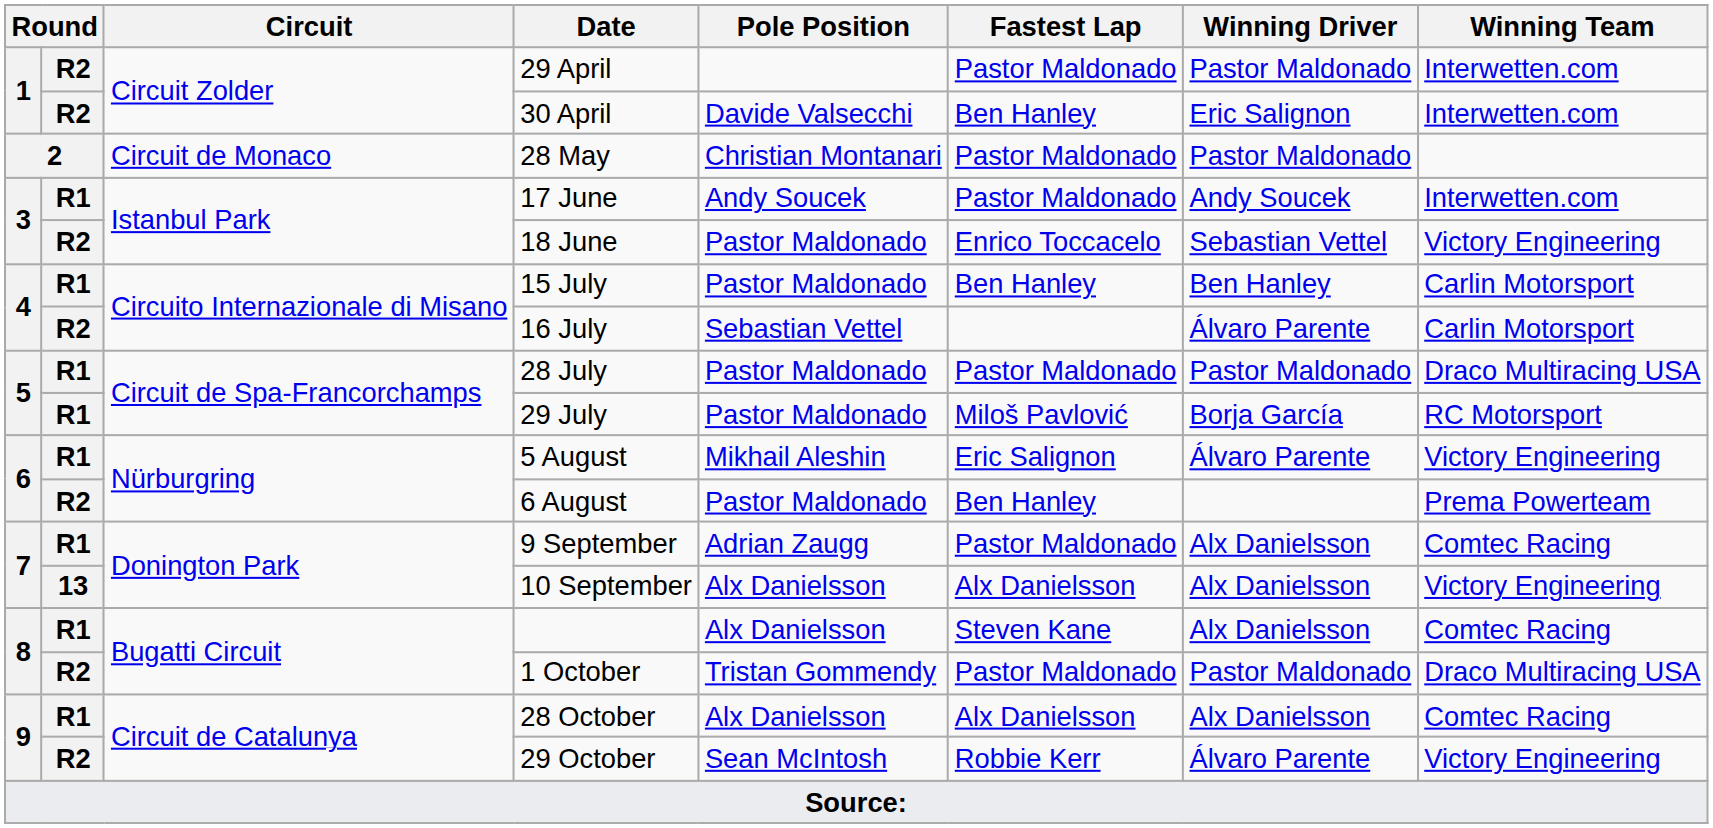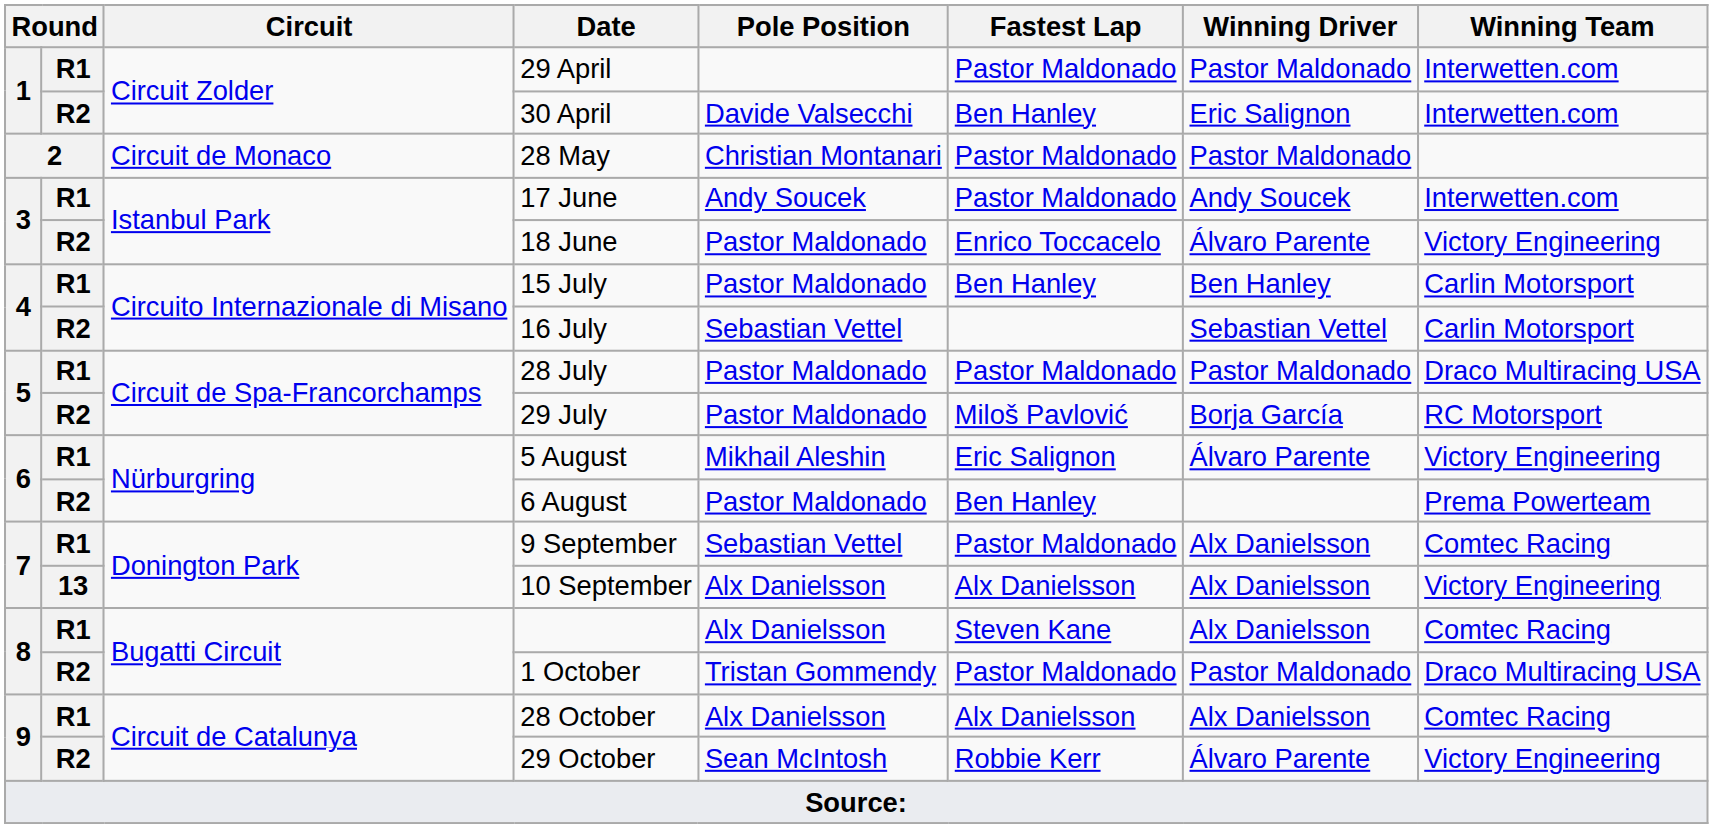(73, 69) R2 -> (73, 69) R1
(1288, 242) Sebastian Vettel -> (1280, 242) Álvaro Parente
(1280, 328) Álvaro Parente -> (1288, 328) Sebastian Vettel
(73, 414) R1 -> (73, 414) R2
(787, 543) Adrian Zaugg -> (804, 543) Sebastian Vettel
